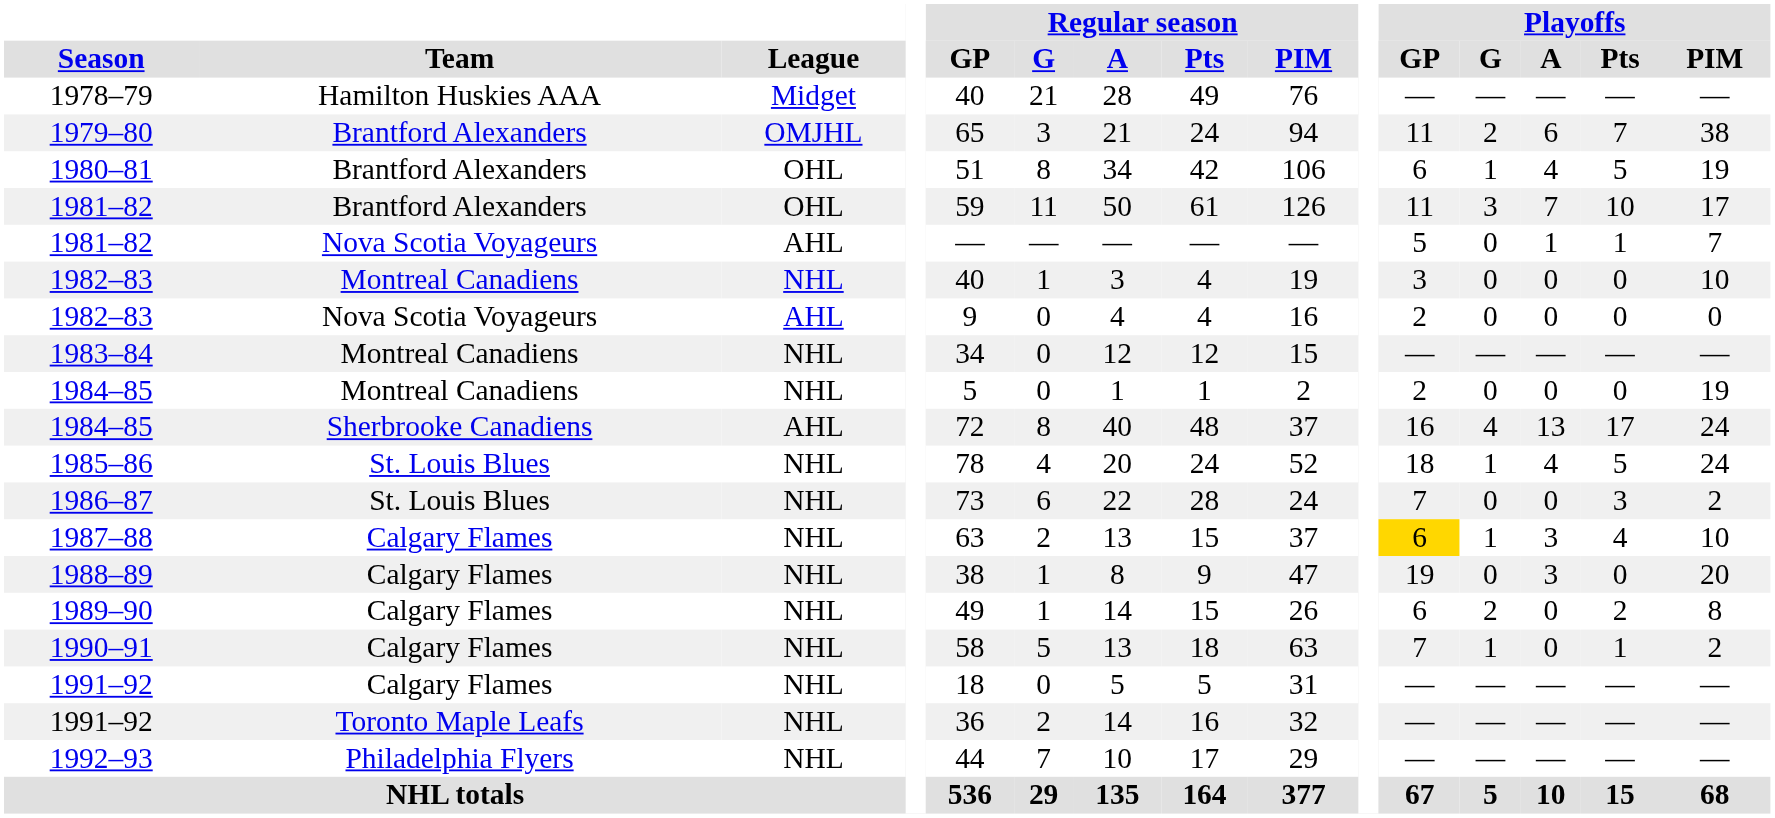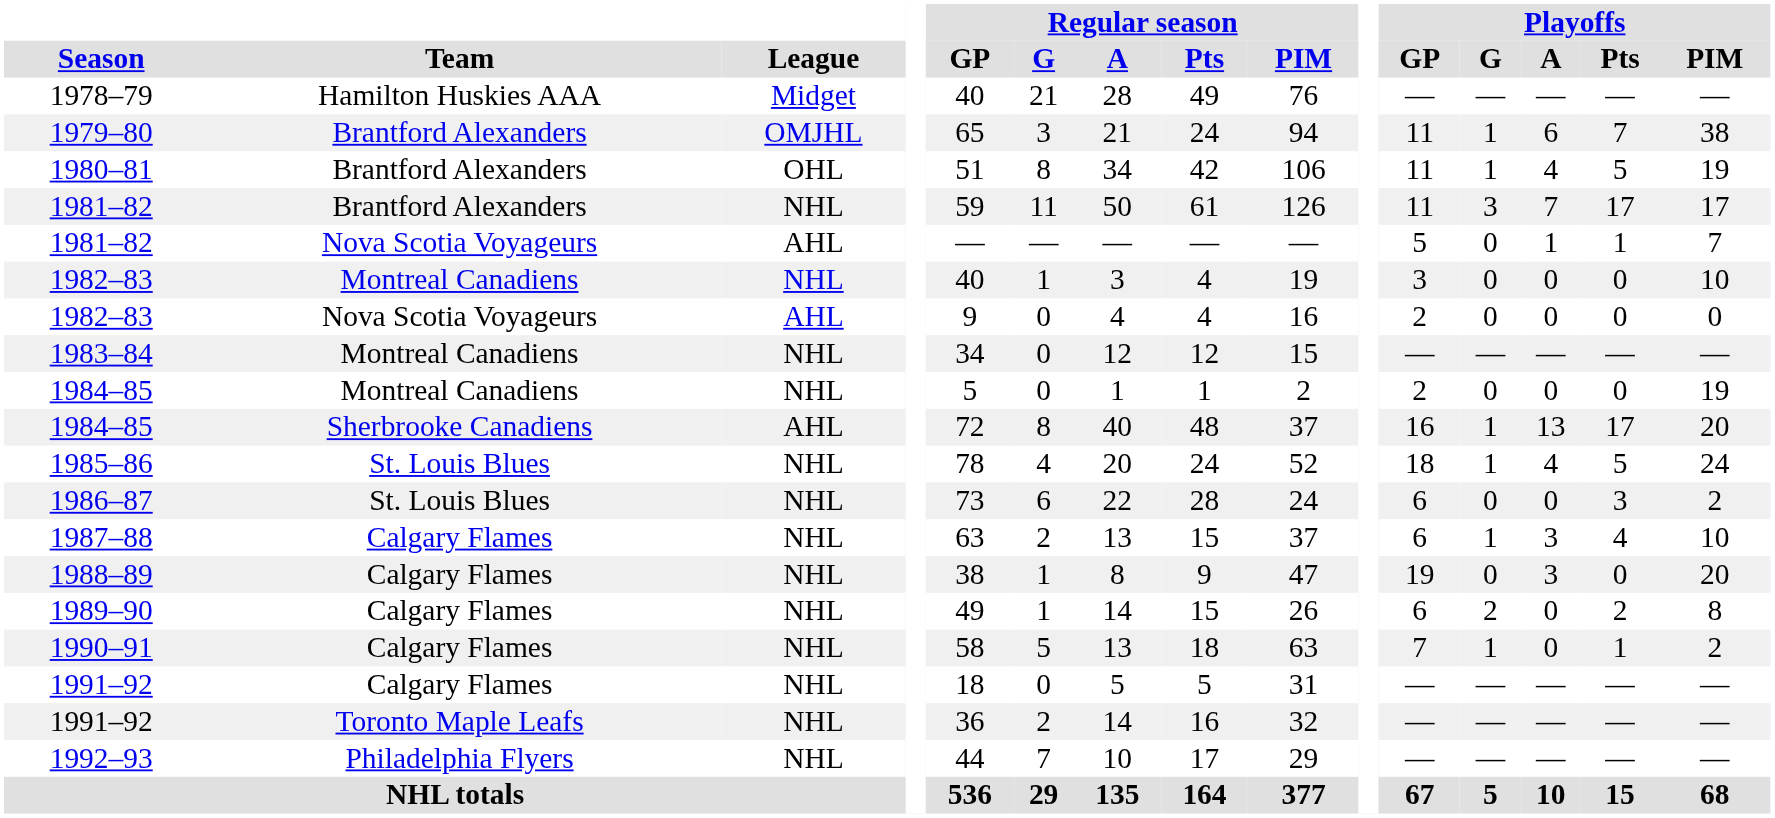(1490, 132) 2 -> (1490, 132) 1
(1420, 169) 6 -> (1420, 169) 11
(813, 205) OHL -> (813, 205) NHL
(1620, 205) 10 -> (1620, 205) 17
(1490, 426) 4 -> (1490, 426) 1
(1715, 426) 24 -> (1715, 426) 20
(1420, 500) 7 -> (1420, 500) 6
(1420, 537) gold background -> (1420, 537) no background
